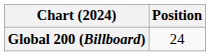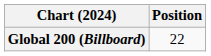(177, 39) 24 -> (177, 39) 22
